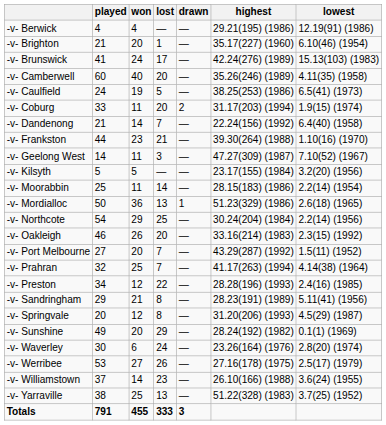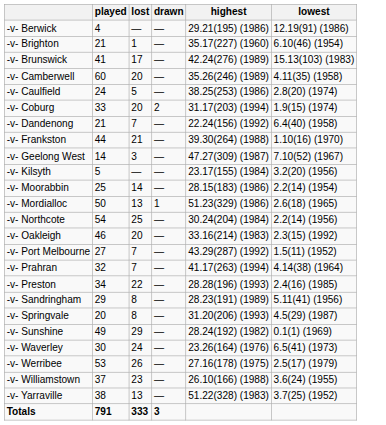- column: (141, 12)
(330, 92) 6.5(41) (1973) -> (306, 92) 2.8(20) (1974)
(330, 348) 2.8(20) (1974) -> (306, 348) 6.5(41) (1973)
